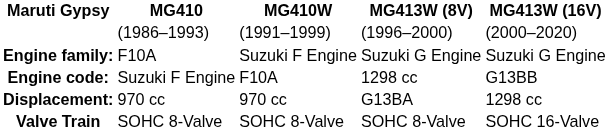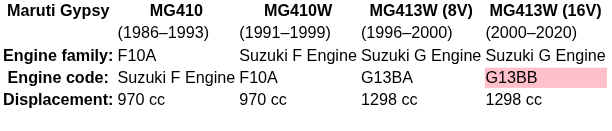(389, 77) 1298 cc -> (387, 77) G13BA
(511, 77) no background -> (511, 77) pink background
(387, 99) G13BA -> (389, 99) 1298 cc
- row: (58, 122)
